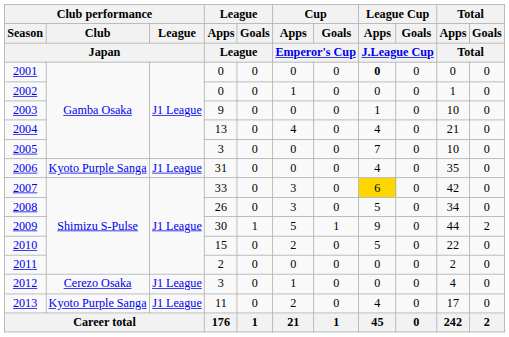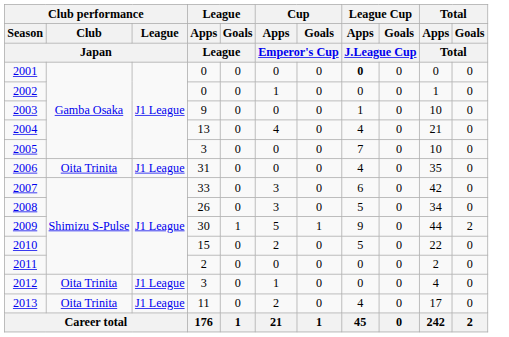(98, 168) Kyoto Purple Sanga -> (89, 168) Oita Trinita
(377, 187) gold background -> (360, 187) no background
(98, 284) Cerezo Osaka -> (89, 284) Oita Trinita
(98, 303) Kyoto Purple Sanga -> (89, 303) Oita Trinita
